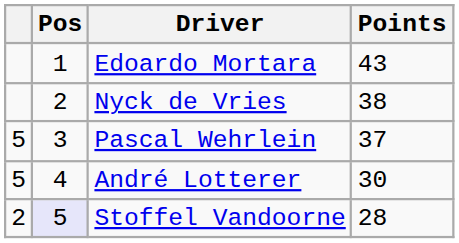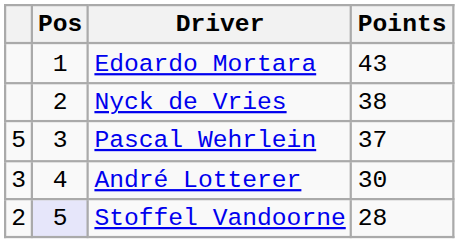(19, 180) 5 -> (19, 180) 3
